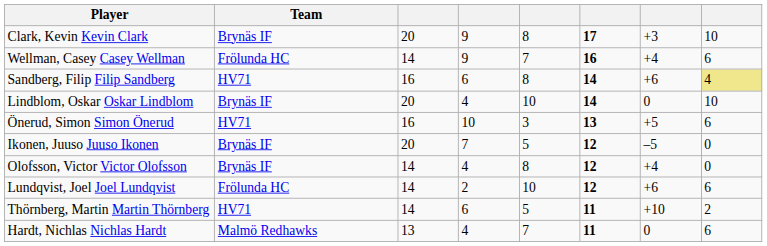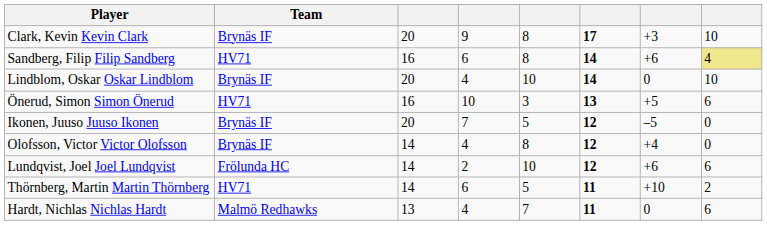- row: (96, 58)
